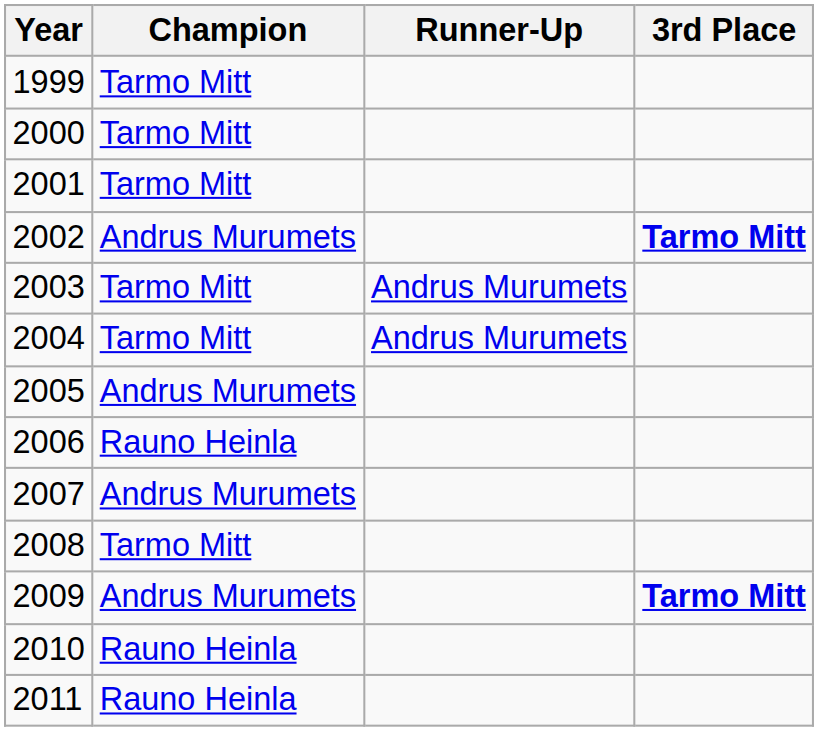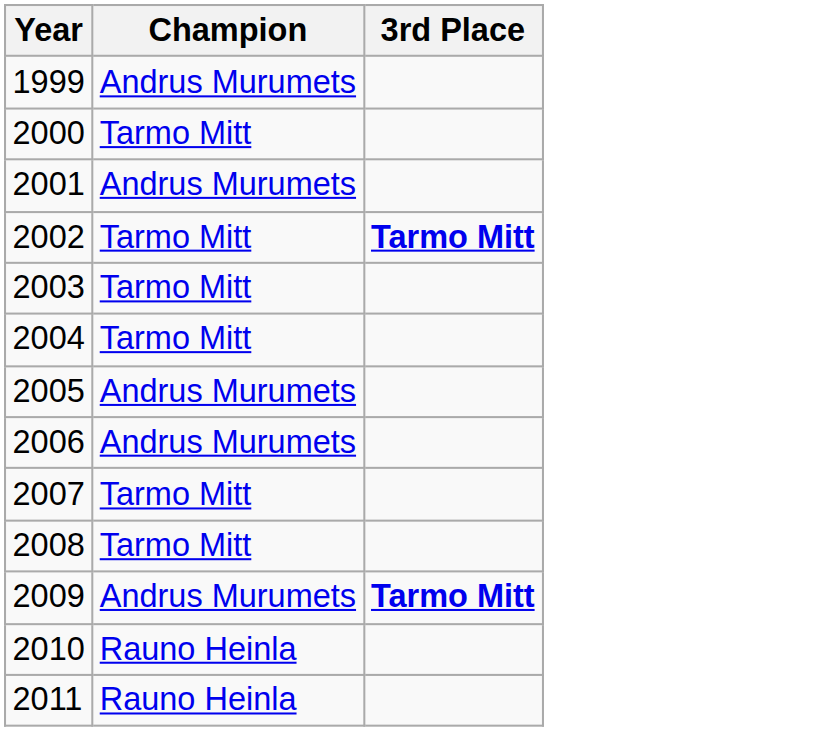- column: (499, 30)
(176, 81) Tarmo Mitt -> (228, 81) Andrus Murumets
(176, 184) Tarmo Mitt -> (228, 184) Andrus Murumets
(228, 236) Andrus Murumets -> (176, 236) Tarmo Mitt
(198, 442) Rauno Heinla -> (228, 442) Andrus Murumets
(228, 493) Andrus Murumets -> (176, 493) Tarmo Mitt
